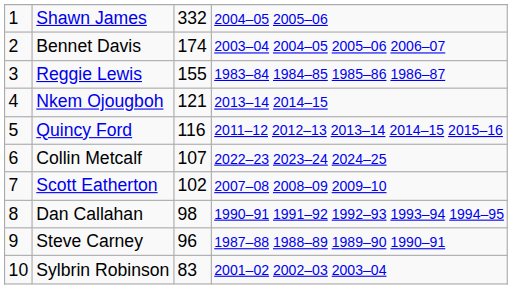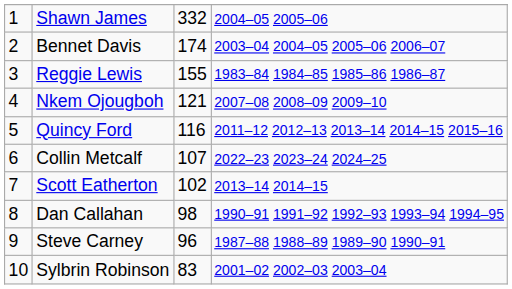(271, 102) 2013–14 2014–15 -> (300, 102) 2007–08 2008–09 2009–10
(300, 186) 2007–08 2008–09 2009–10 -> (271, 186) 2013–14 2014–15
